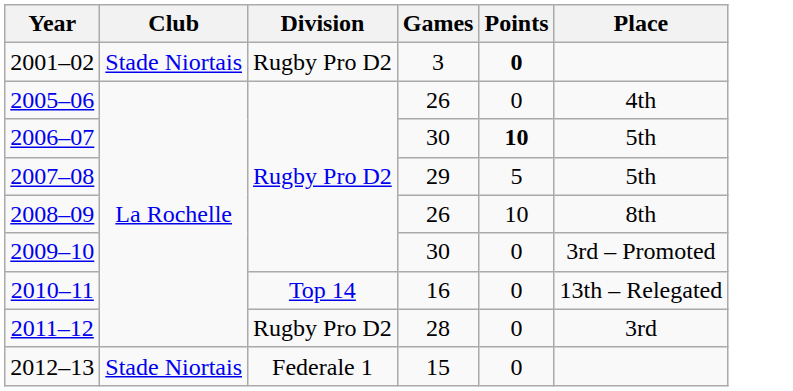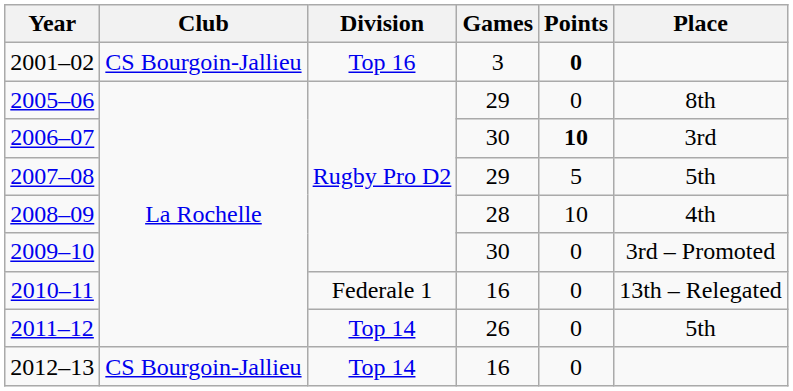(174, 61) Stade Niortais -> (203, 61) CS Bourgoin-Jallieu
(322, 61) Rugby Pro D2 -> (382, 61) Top 16
(438, 99) 26 -> (498, 99) 29
(641, 99) 4th -> (701, 99) 8th
(641, 137) 5th -> (701, 137) 3rd
(438, 213) 26 -> (498, 213) 28
(641, 213) 8th -> (701, 213) 4th
(322, 289) Top 14 -> (382, 289) Federale 1
(322, 328) Rugby Pro D2 -> (382, 328) Top 14
(438, 328) 28 -> (498, 328) 26
(641, 328) 3rd -> (701, 328) 5th
(174, 366) Stade Niortais -> (203, 366) CS Bourgoin-Jallieu
(322, 366) Federale 1 -> (382, 366) Top 14
(438, 366) 15 -> (498, 366) 16
